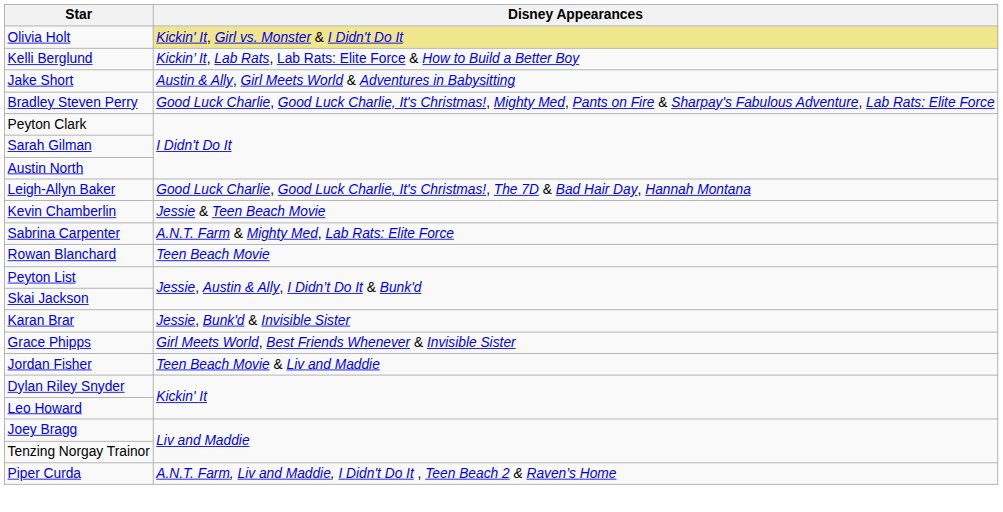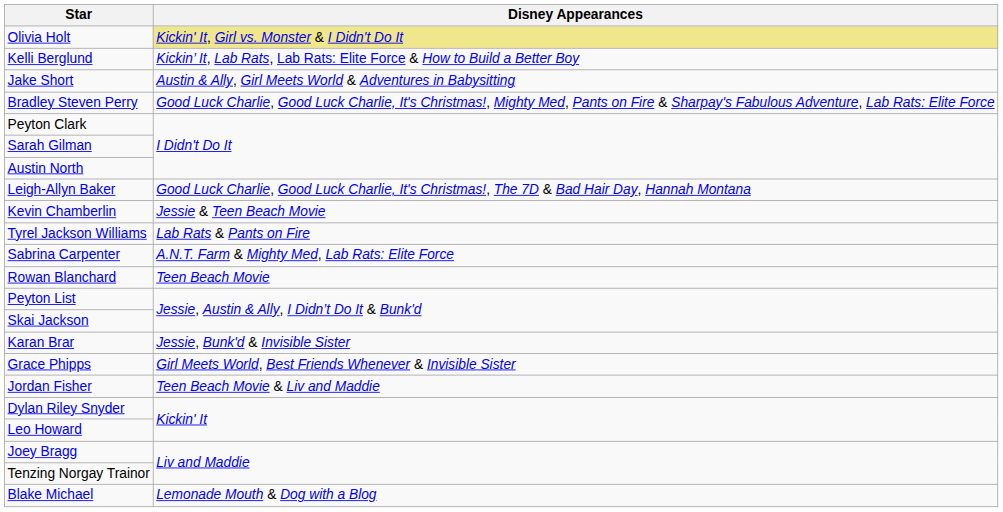+ row: (77, 233)
+ row: (50, 495)
- row: (44, 473)
